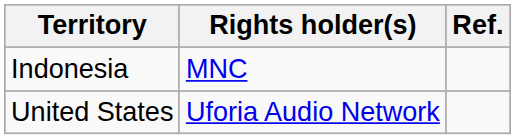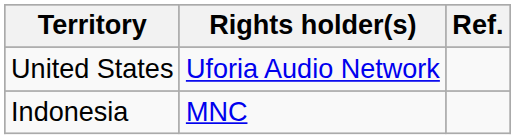rows swapped: (70, 68) <-> (92, 111)
